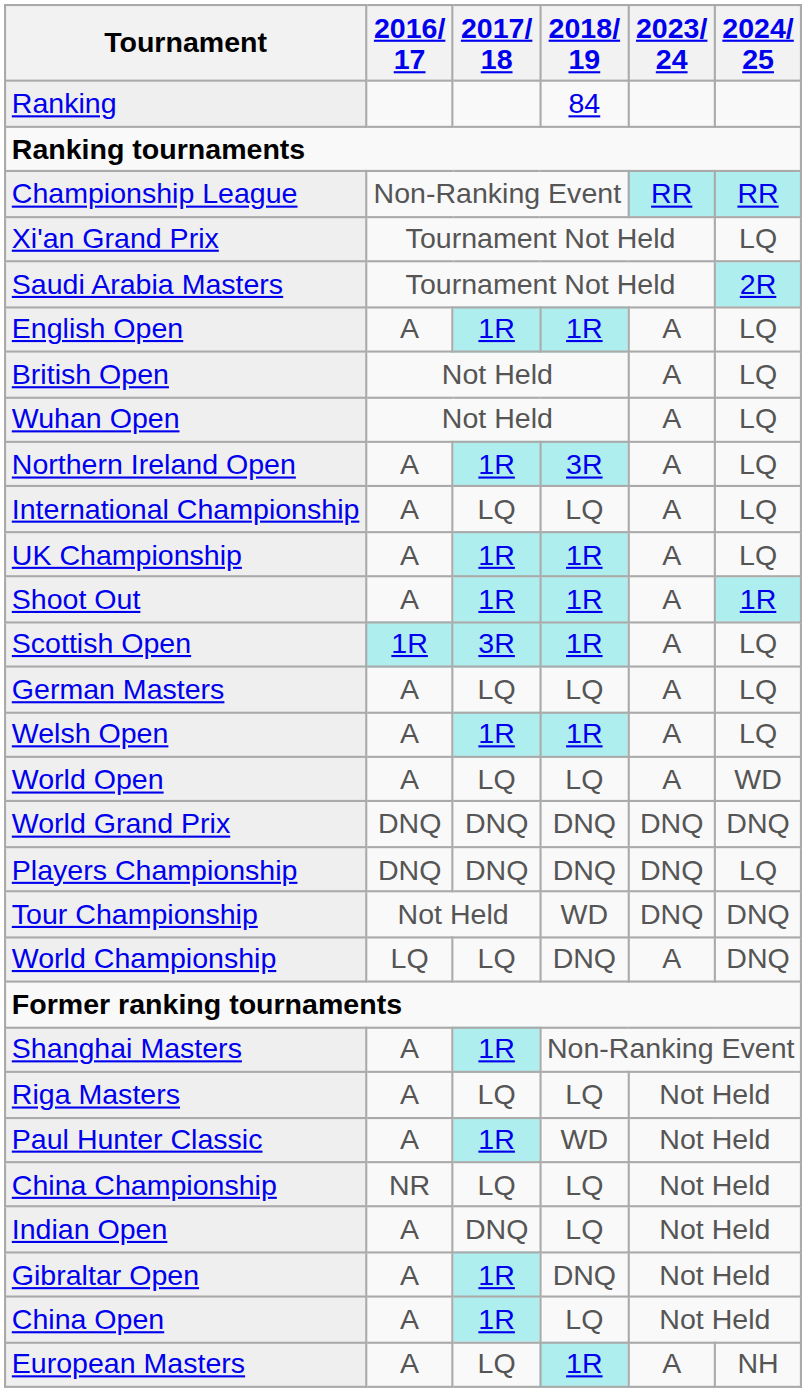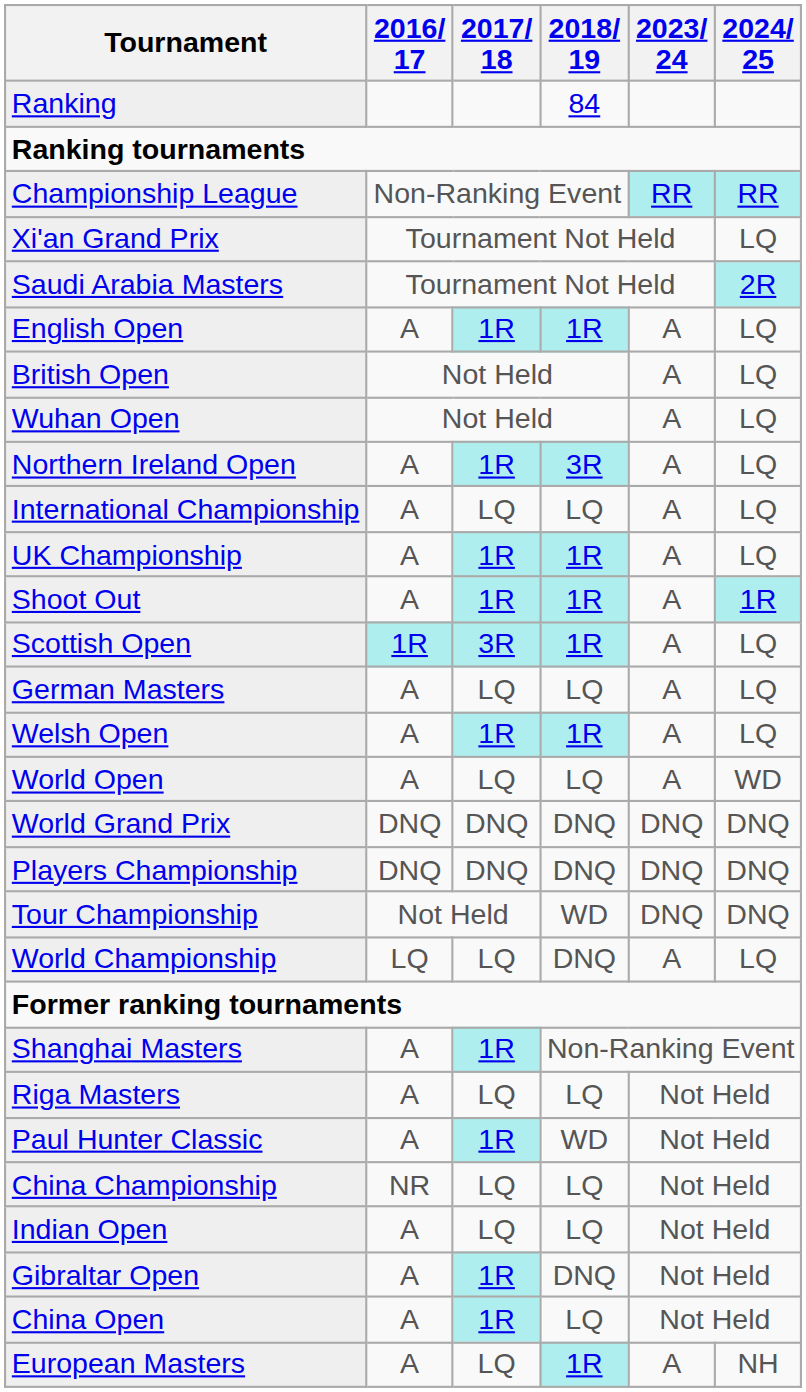(758, 869) LQ -> (758, 869) DNQ
(758, 959) DNQ -> (758, 959) LQ
(497, 1229) DNQ -> (497, 1229) LQ
